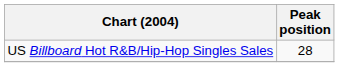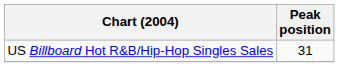(305, 51) 28 -> (305, 51) 31
